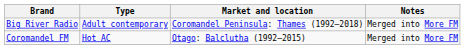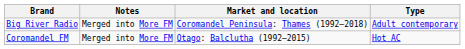columns swapped: (125, 11) <-> (413, 11)
